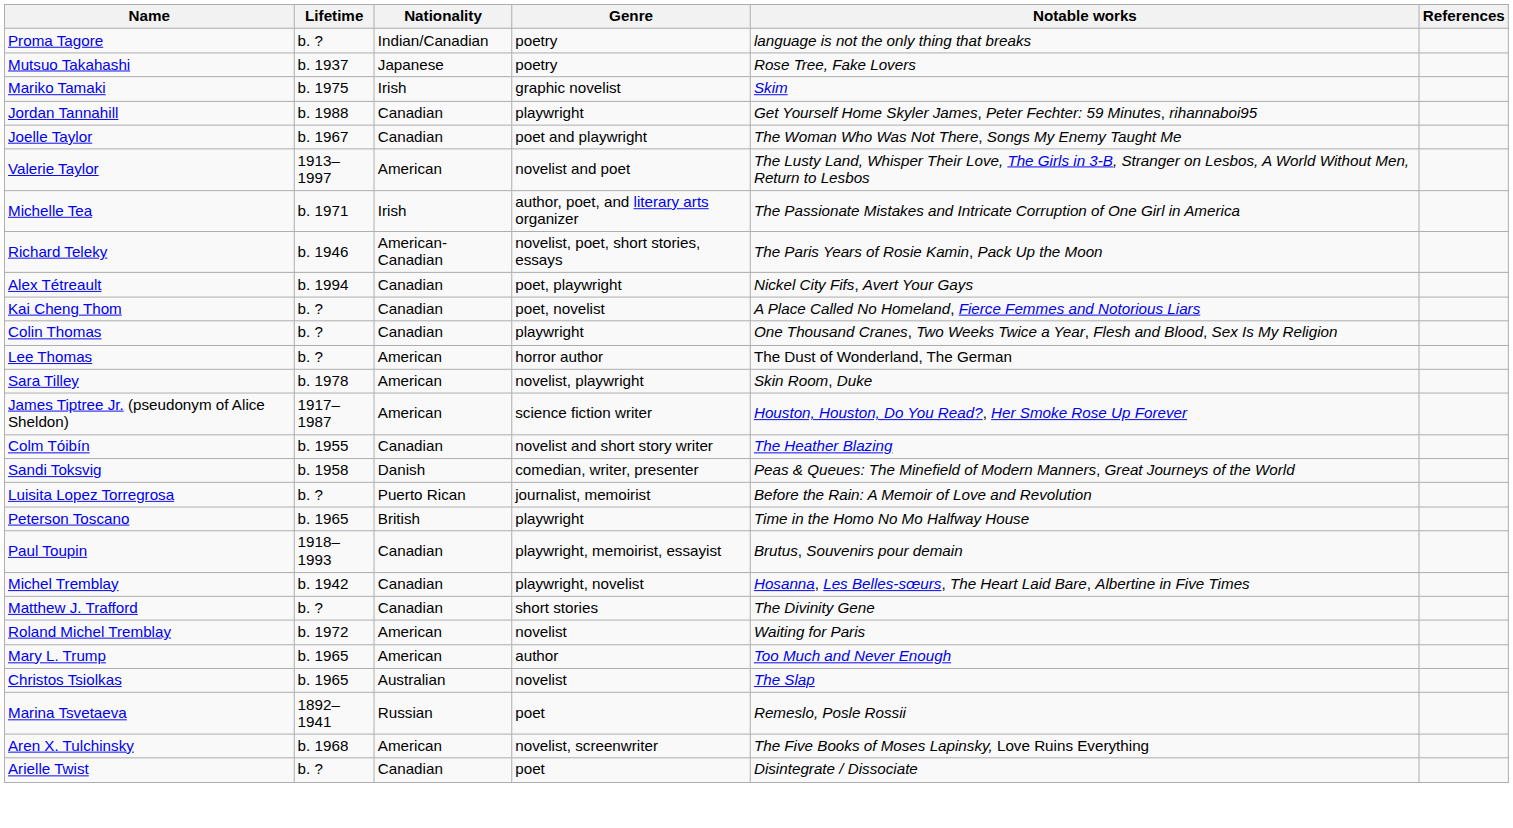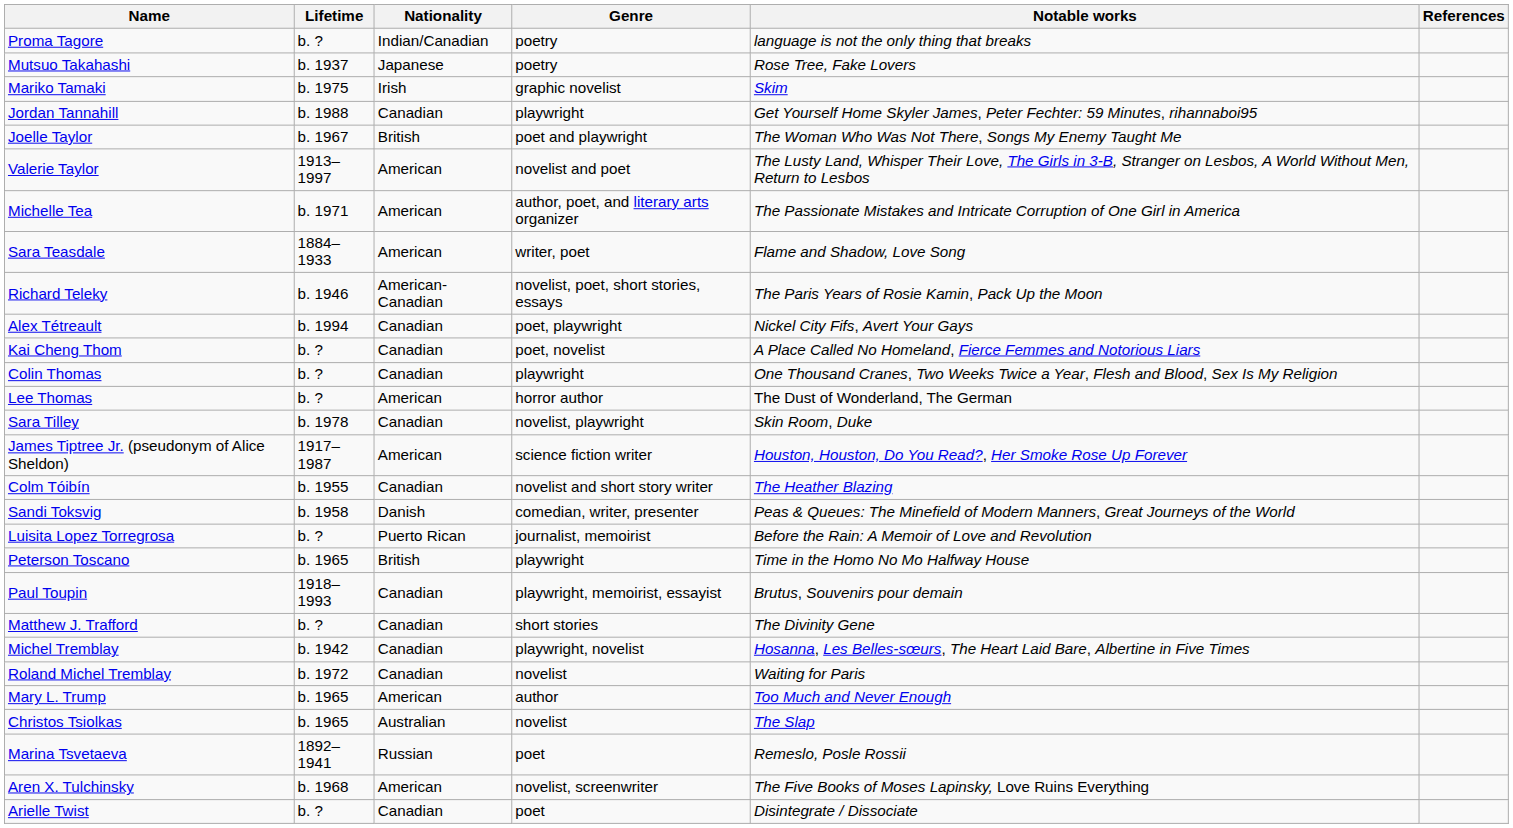(410, 137) Canadian -> (399, 137) British
(392, 210) Irish -> (410, 210) American
+ row: (56, 252)
(410, 381) American -> (410, 422) Canadian
rows swapped: (73, 608) <-> (63, 584)
(410, 632) American -> (410, 673) Canadian
